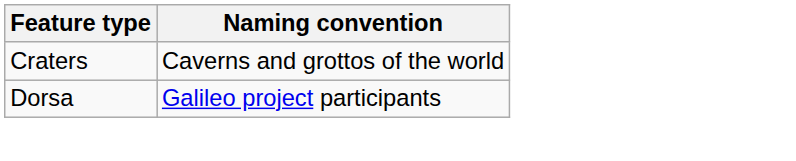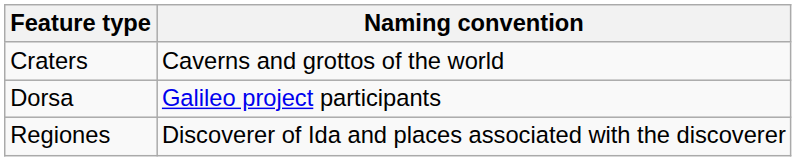+ row: (60, 135)
